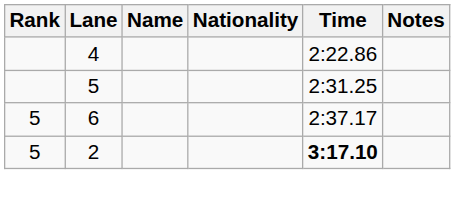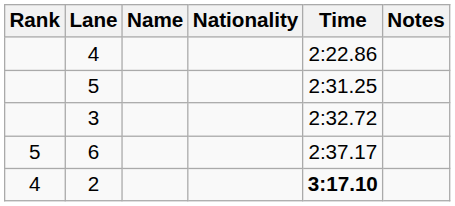+ row: (93, 119)
(35, 151) 5 -> (35, 184) 4
